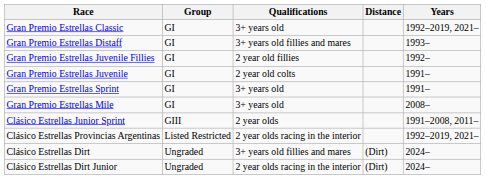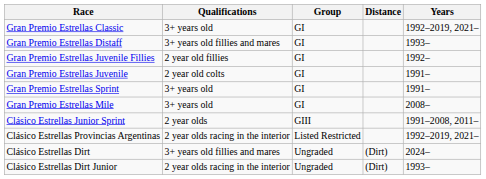columns swapped: (198, 12) <-> (298, 12)
(418, 167) 2024– -> (418, 167) 1993–
